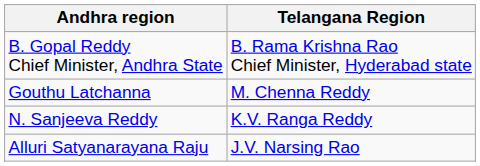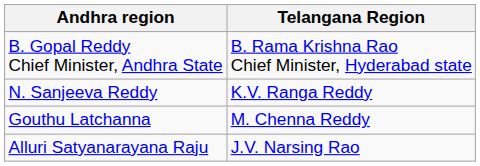rows swapped: (83, 119) <-> (80, 92)
